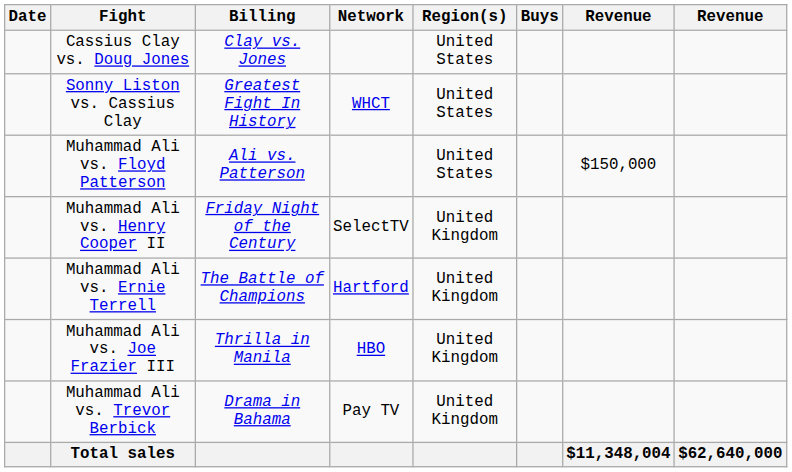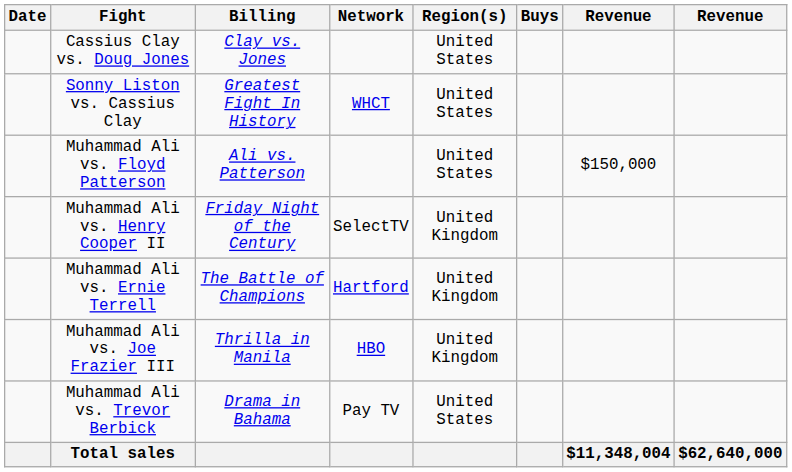(465, 411) United Kingdom -> (465, 411) United States
